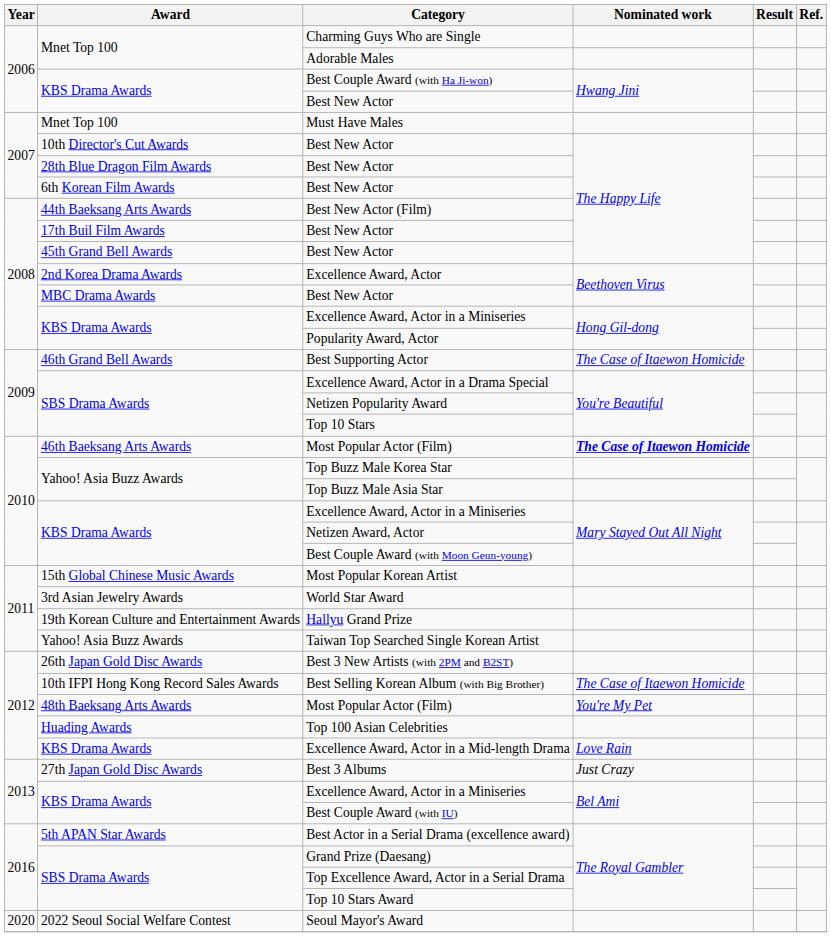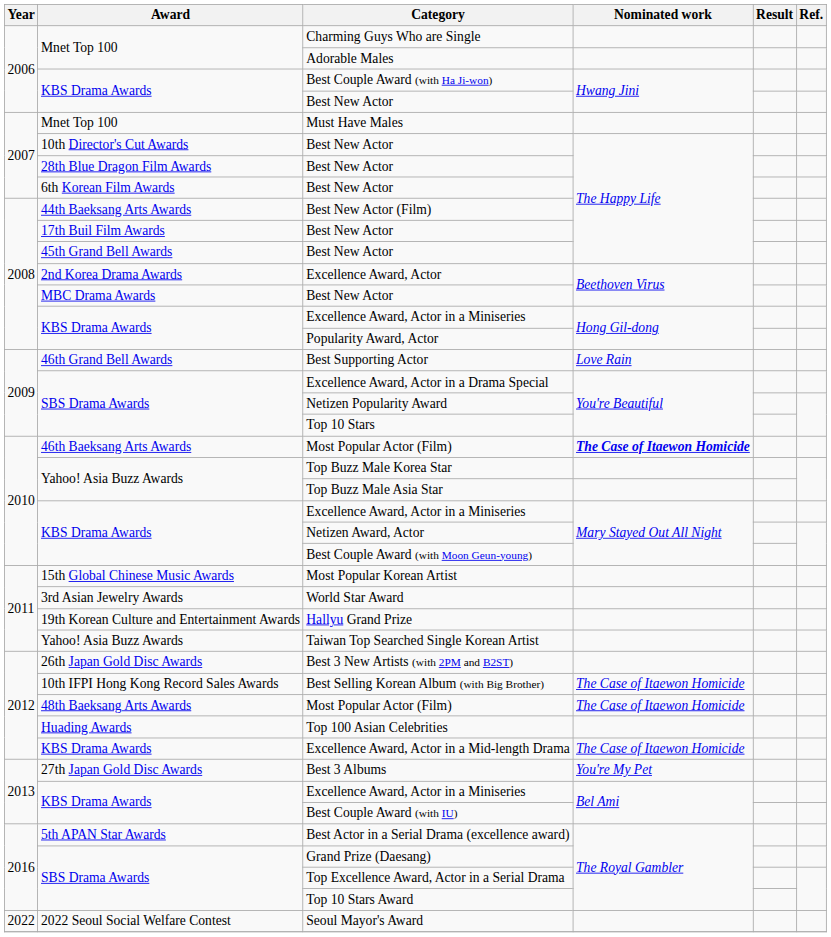(660, 360) The Case of Itaewon Homicide -> (604, 360) Love Rain
(614, 705) You're My Pet -> (660, 705) The Case of Itaewon Homicide
(604, 748) Love Rain -> (660, 748) The Case of Itaewon Homicide
(605, 770) Just Crazy -> (614, 770) You're My Pet
(21, 921) 2020 -> (21, 921) 2022
